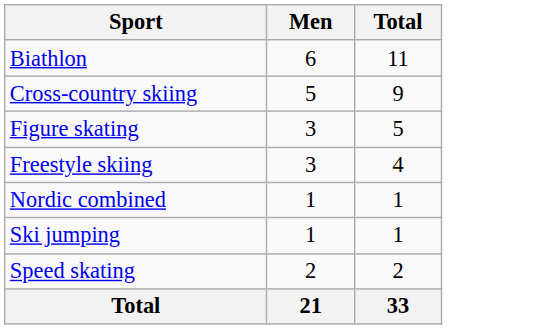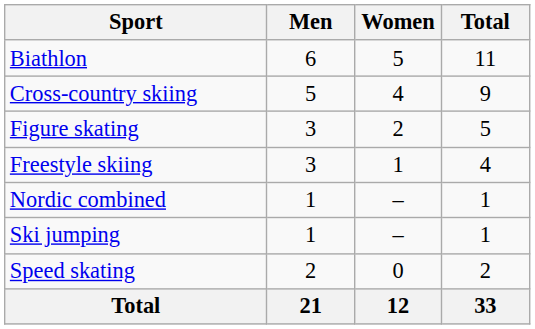+ column: (398, 22)
